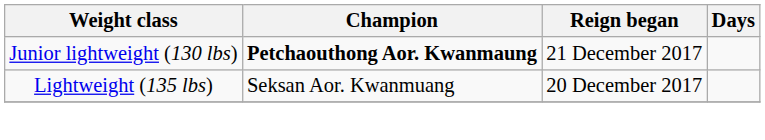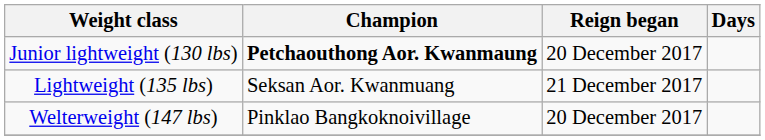(624, 53) 21 December 2017 -> (624, 53) 20 December 2017
(624, 85) 20 December 2017 -> (624, 85) 21 December 2017
+ row: (123, 118)
